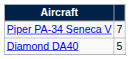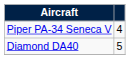(119, 29) 7 -> (119, 29) 4
